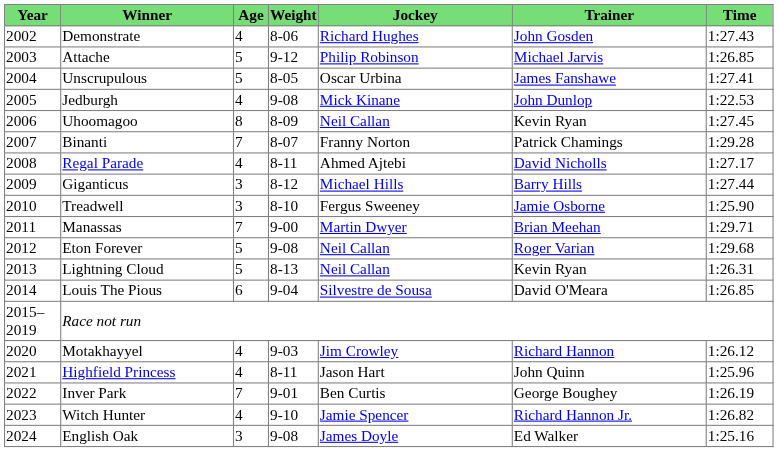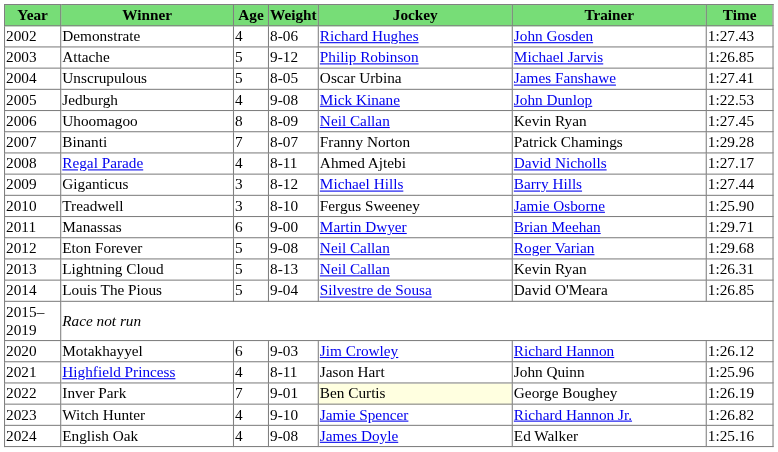(239, 227) 7 -> (239, 227) 6
(239, 290) 6 -> (239, 290) 5
(239, 351) 4 -> (239, 351) 6
(353, 393) no background -> (353, 393) lightyellow background
(239, 435) 3 -> (239, 435) 4
